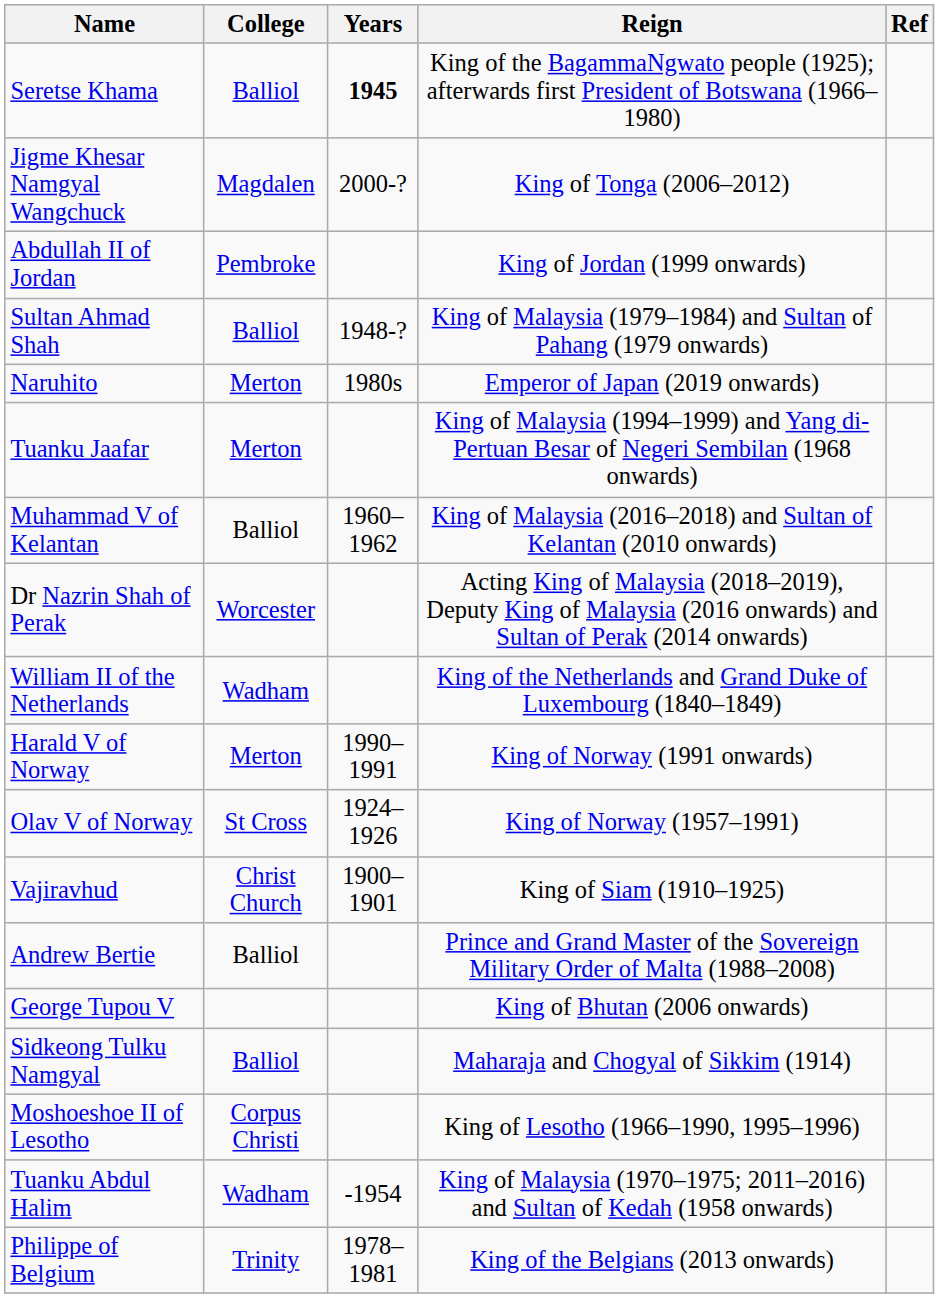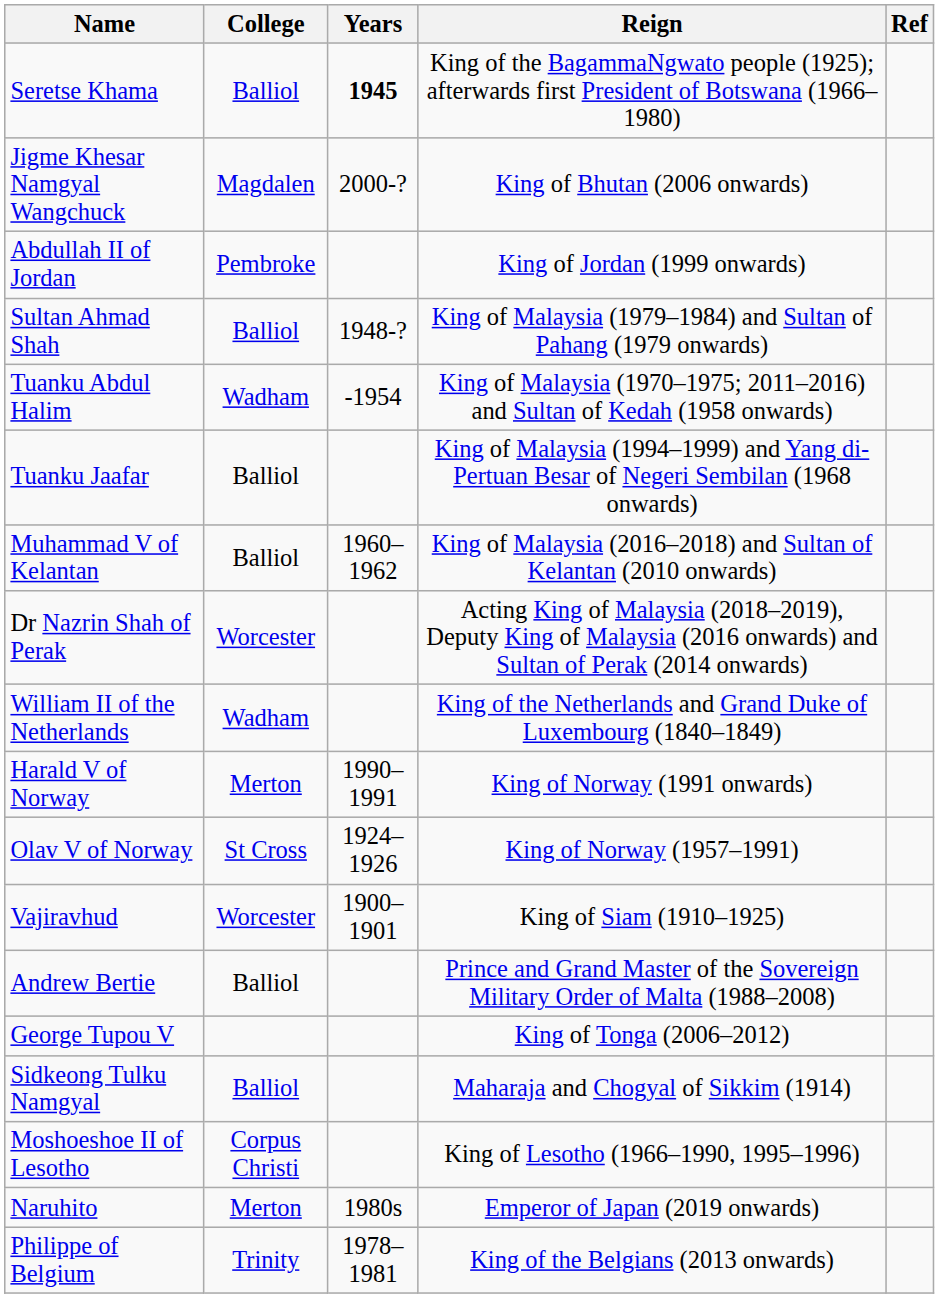(652, 184) King of Tonga (2006–2012) -> (652, 184) King of Bhutan (2006 onwards)
rows swapped: (80, 1193) <-> (54, 383)
(266, 449) Merton -> (266, 477) Balliol
(266, 889) Christ Church -> (266, 916) Worcester
(652, 1008) King of Bhutan (2006 onwards) -> (652, 1035) King of Tonga (2006–2012)
